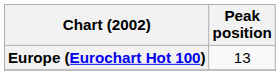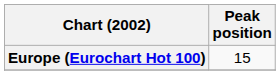(242, 57) 13 -> (242, 57) 15
